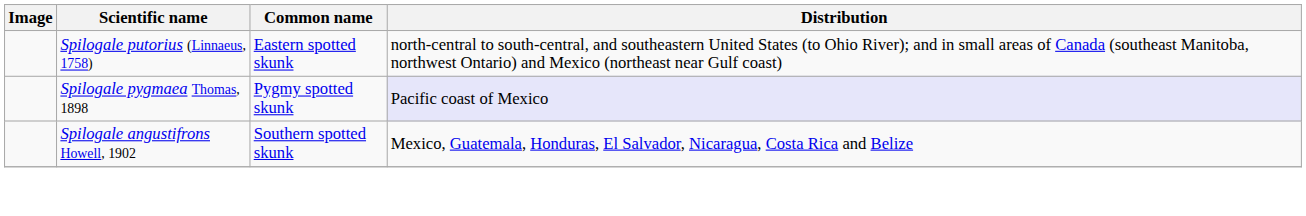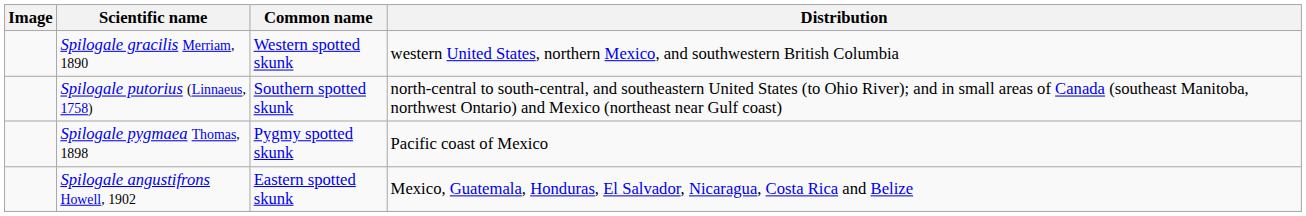+ row: (147, 53)
(305, 53) Eastern spotted skunk -> (310, 98) Southern spotted skunk
(469, 98) lavender background -> (469, 143) no background
(310, 143) Southern spotted skunk -> (305, 188) Eastern spotted skunk
